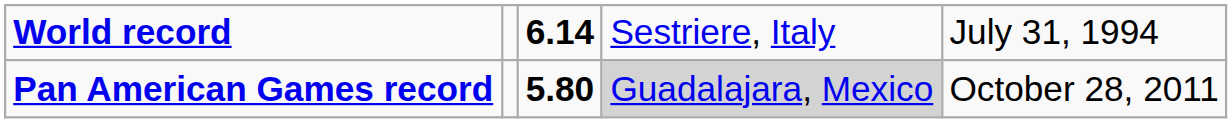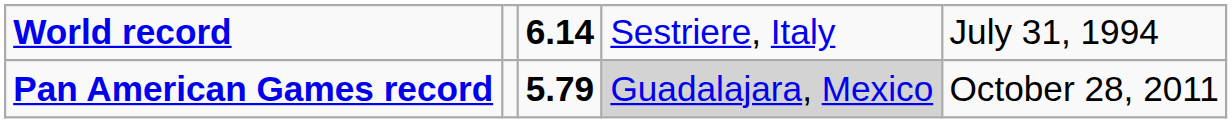(560, 88) 5.80 -> (560, 88) 5.79
